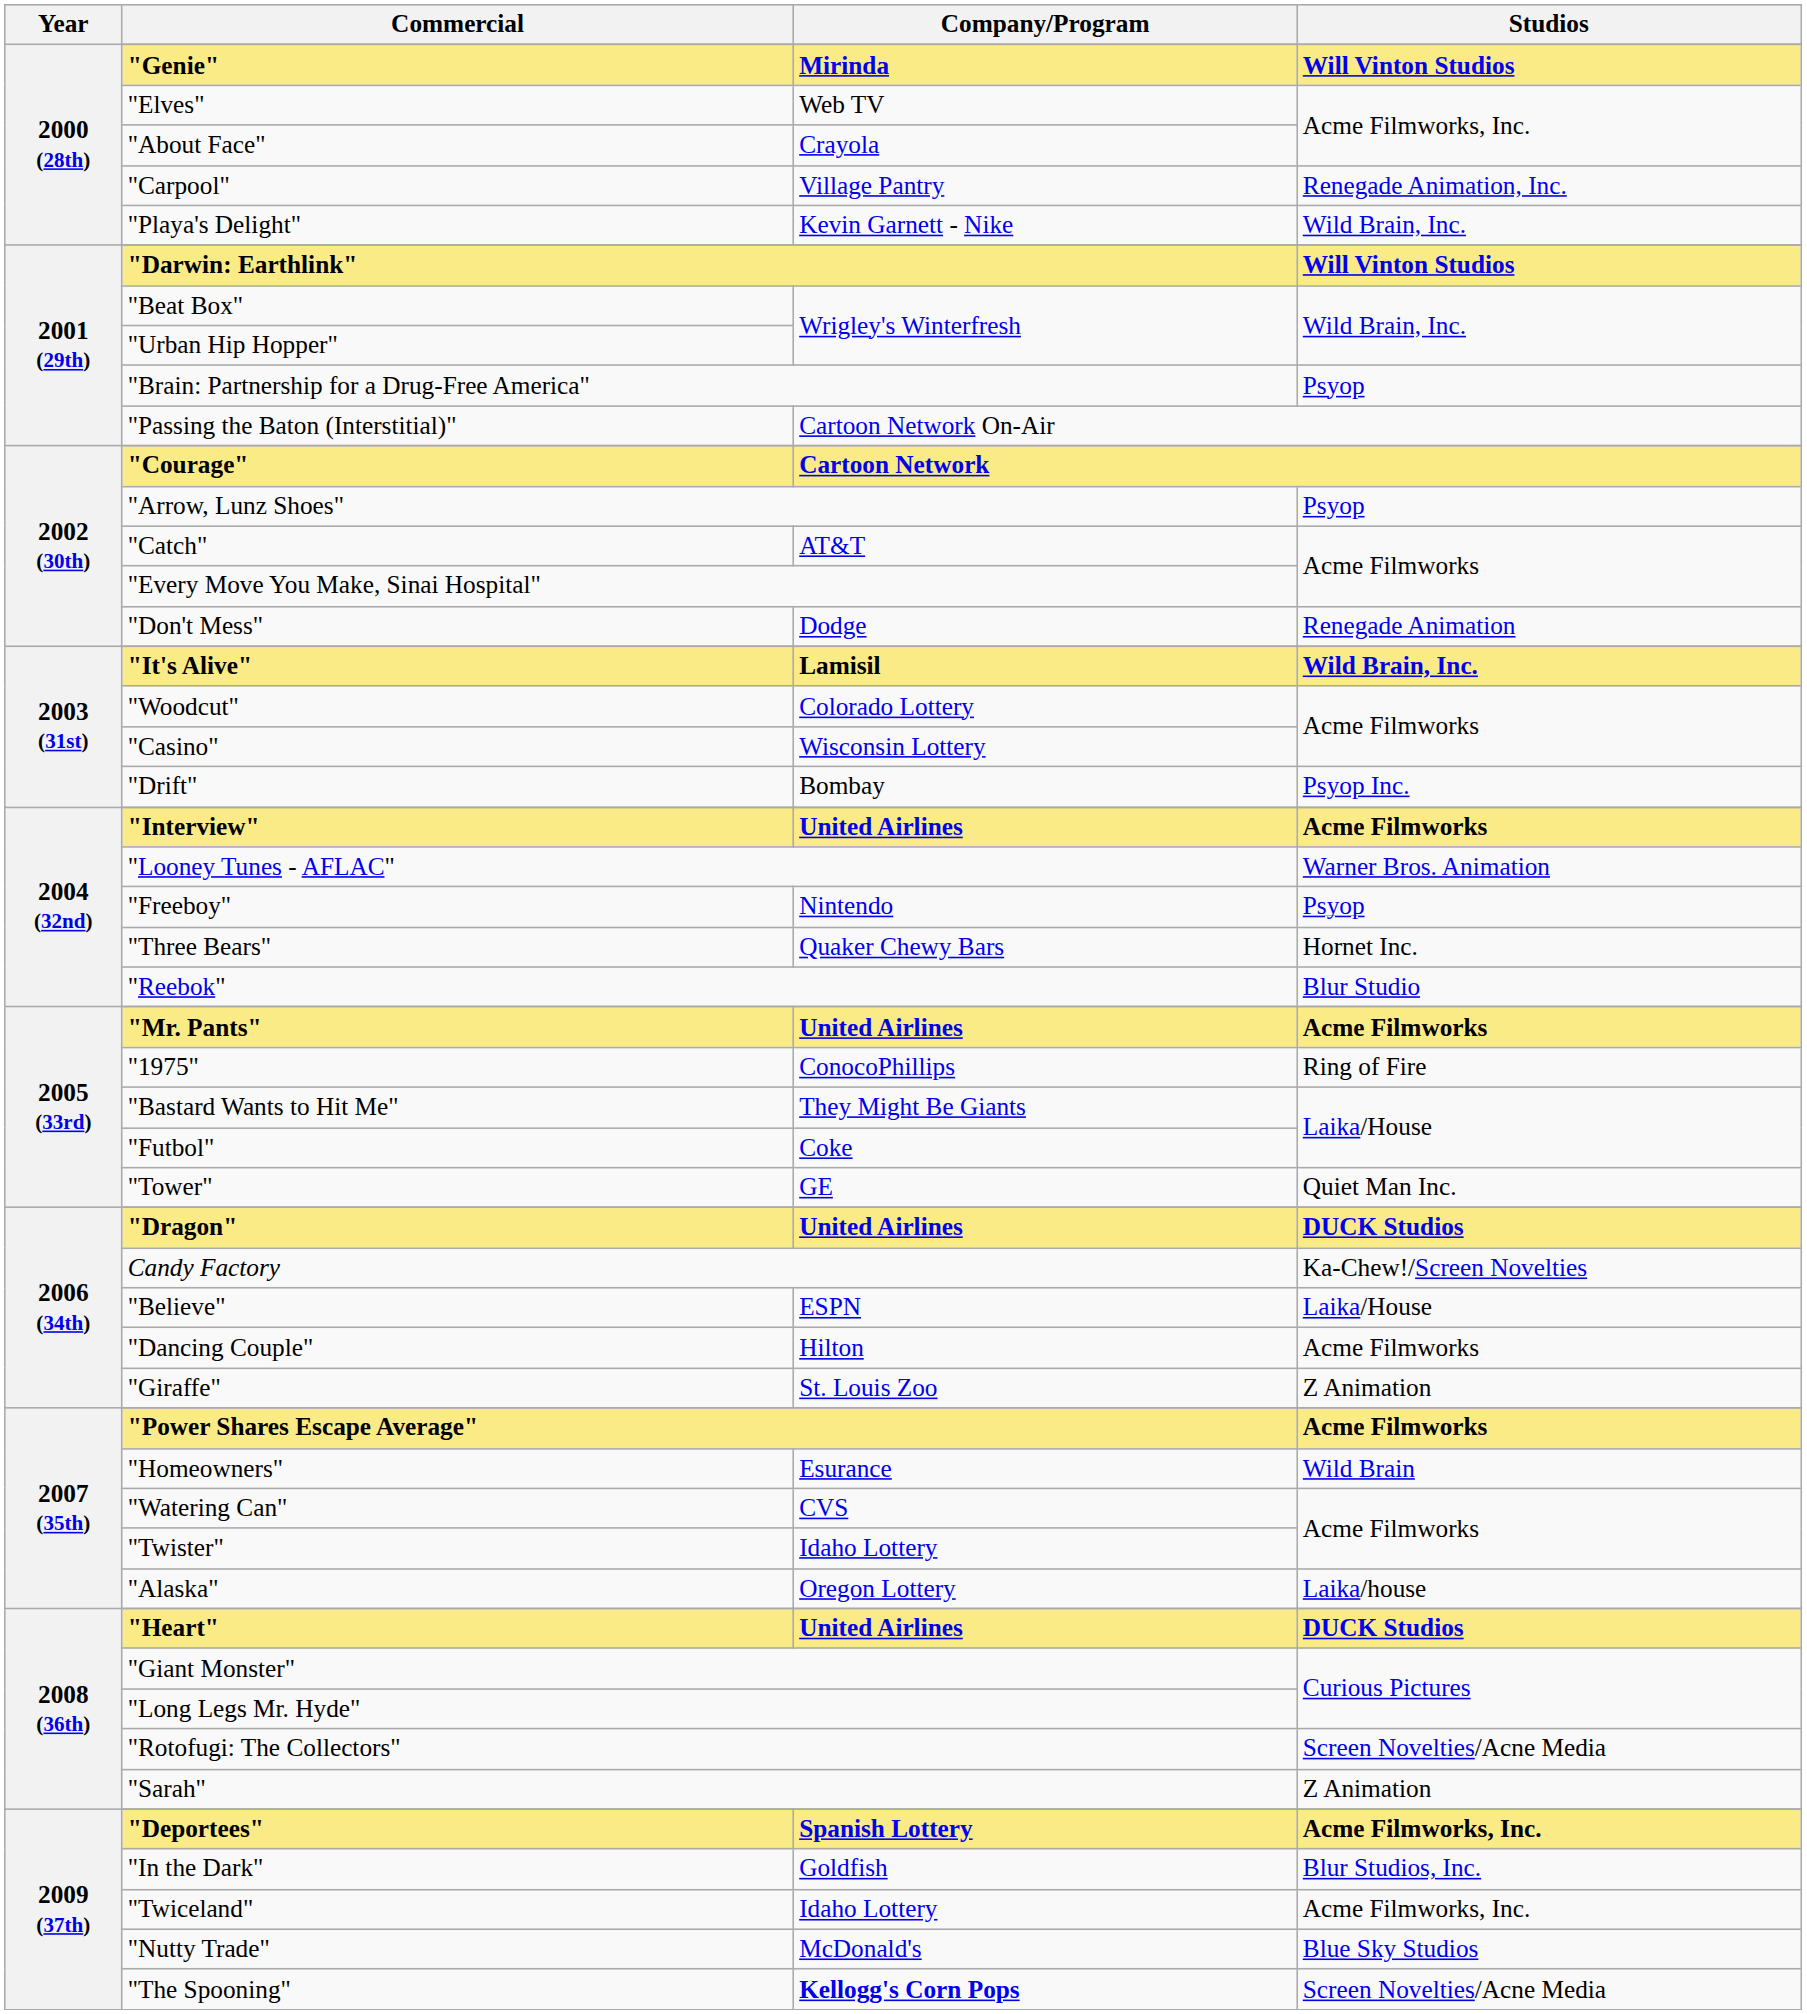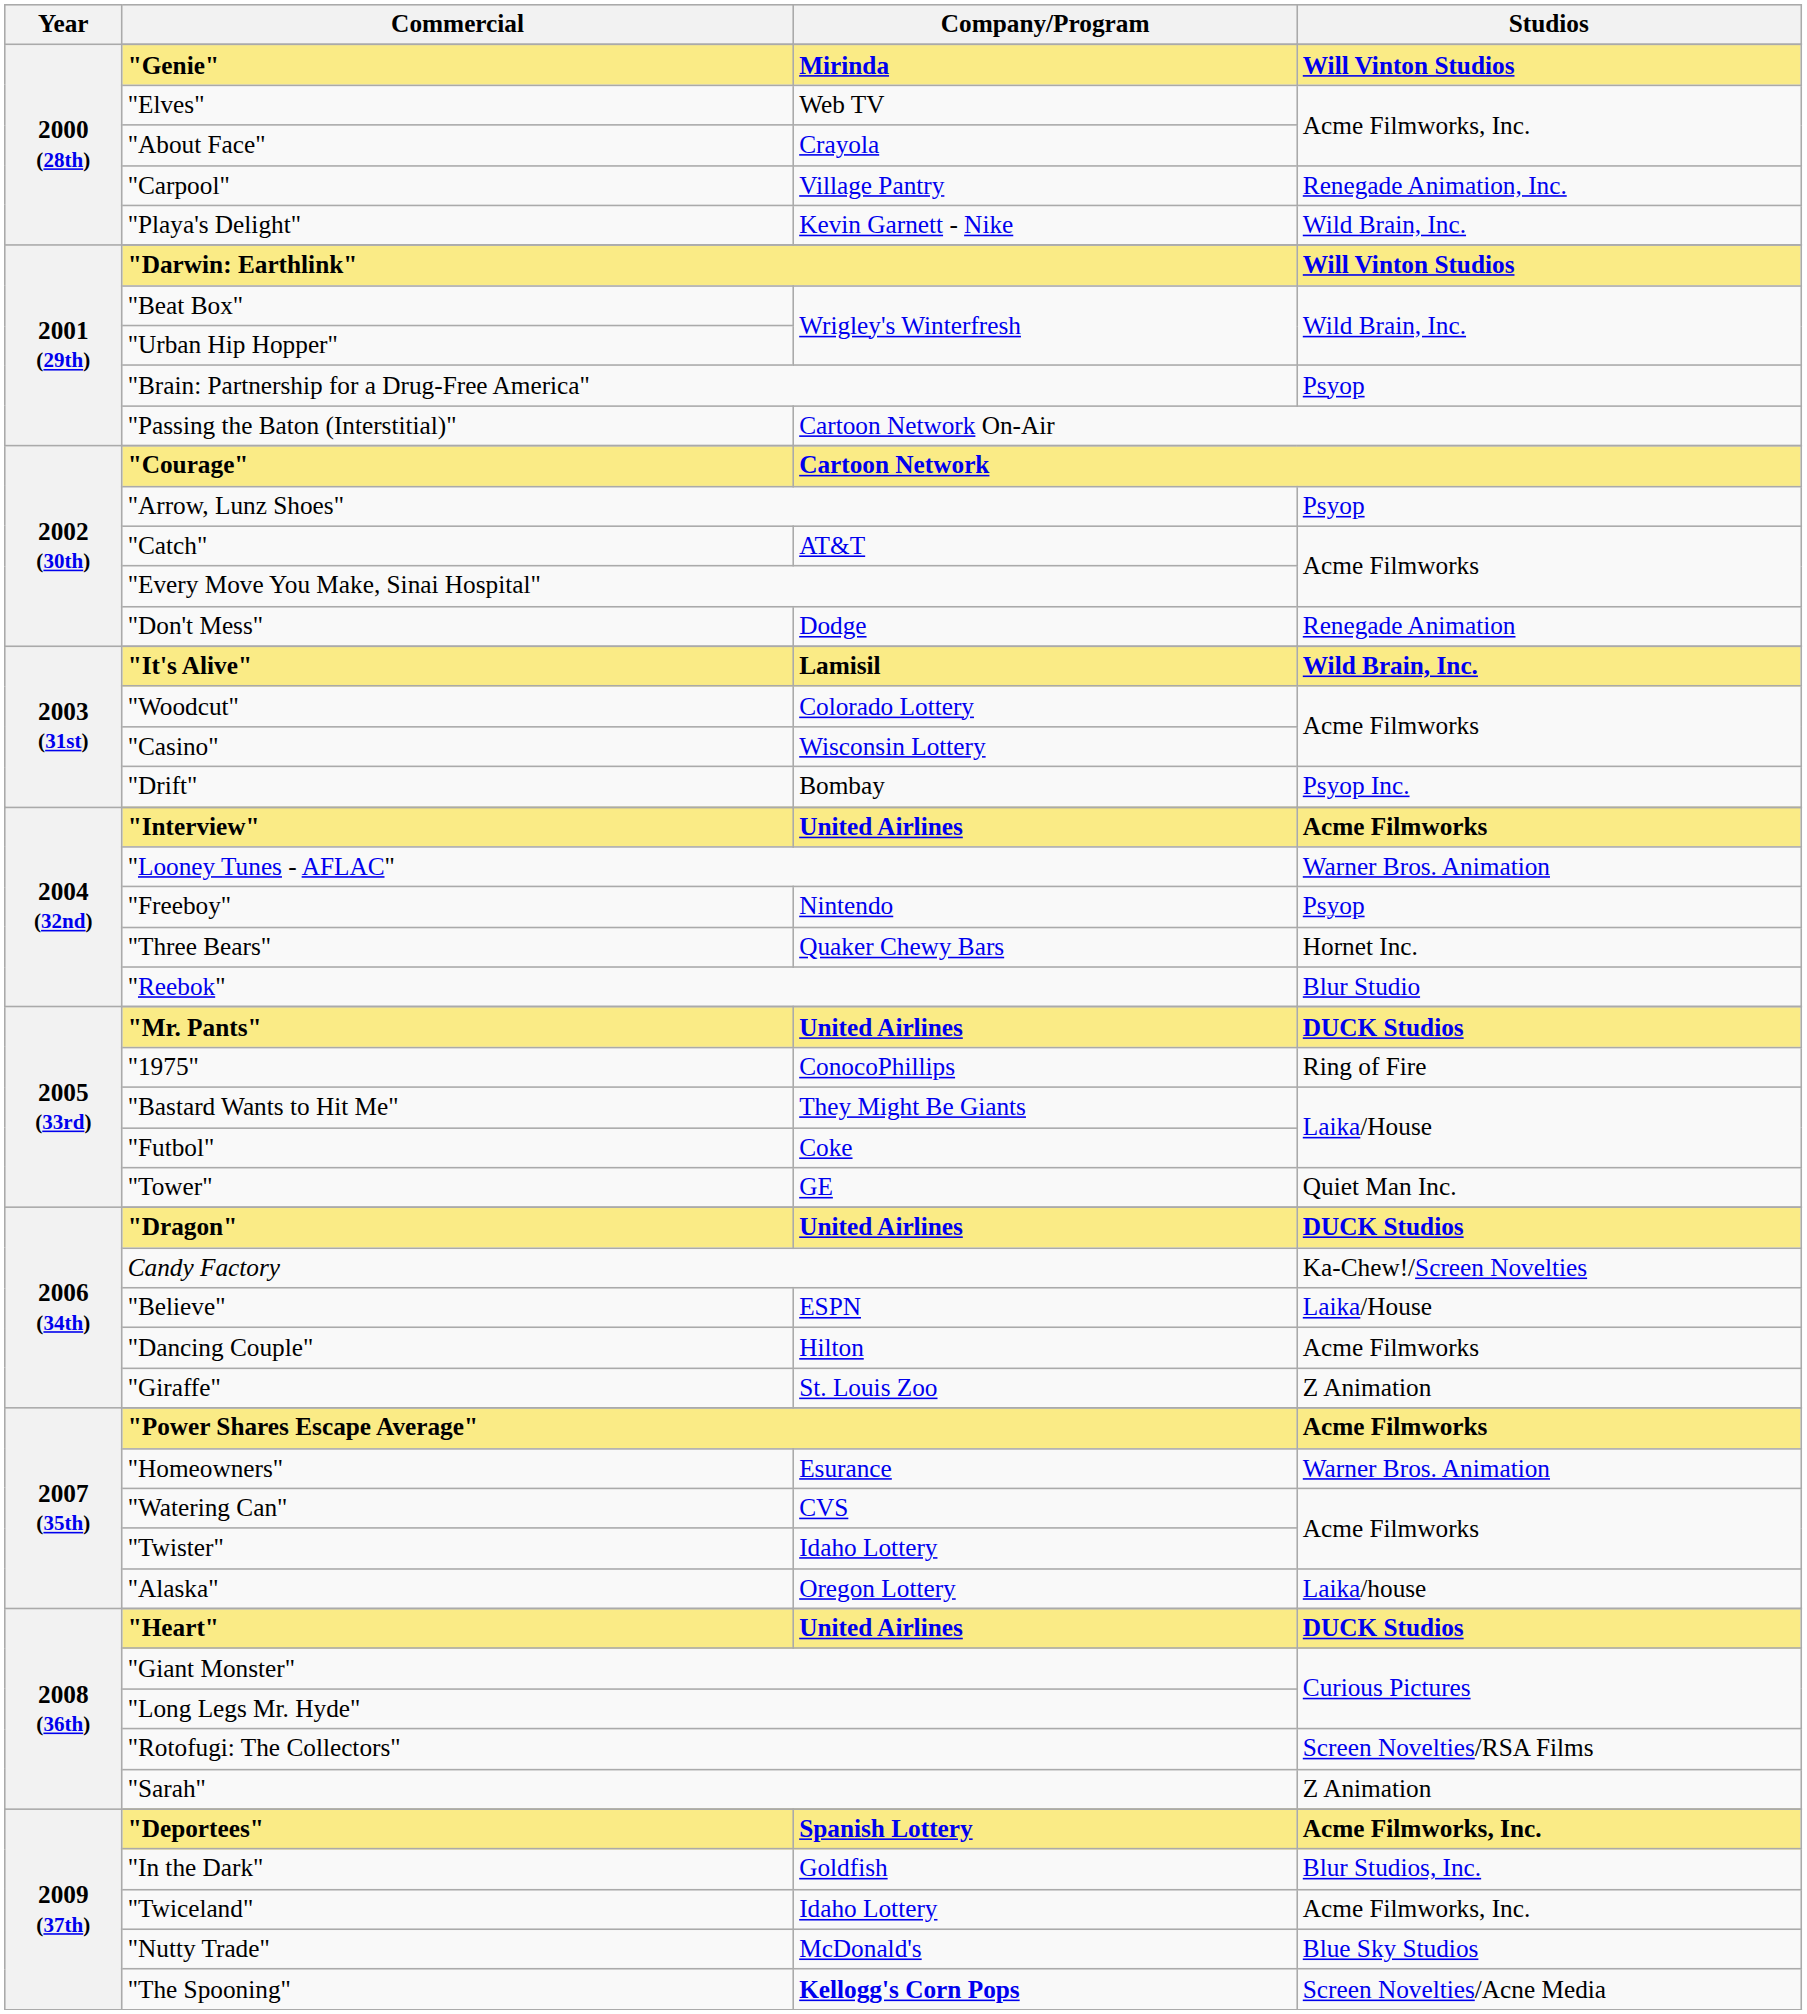(1395, 1026) Acme Filmworks -> (1383, 1026) DUCK Studios
(1359, 1467) Wild Brain -> (1426, 1467) Warner Bros. Animation
(1454, 1748) Screen Novelties/Acne Media -> (1448, 1748) Screen Novelties/RSA Films
